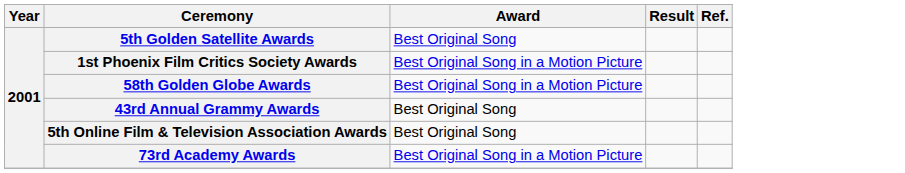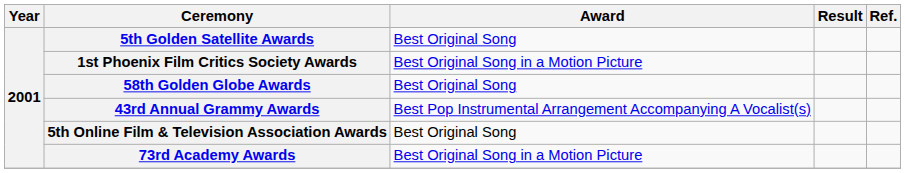(518, 86) Best Original Song in a Motion Picture -> (455, 86) Best Original Song
(455, 109) Best Original Song -> (602, 109) Best Pop Instrumental Arrangement Accompanying A Vocalist(s)
